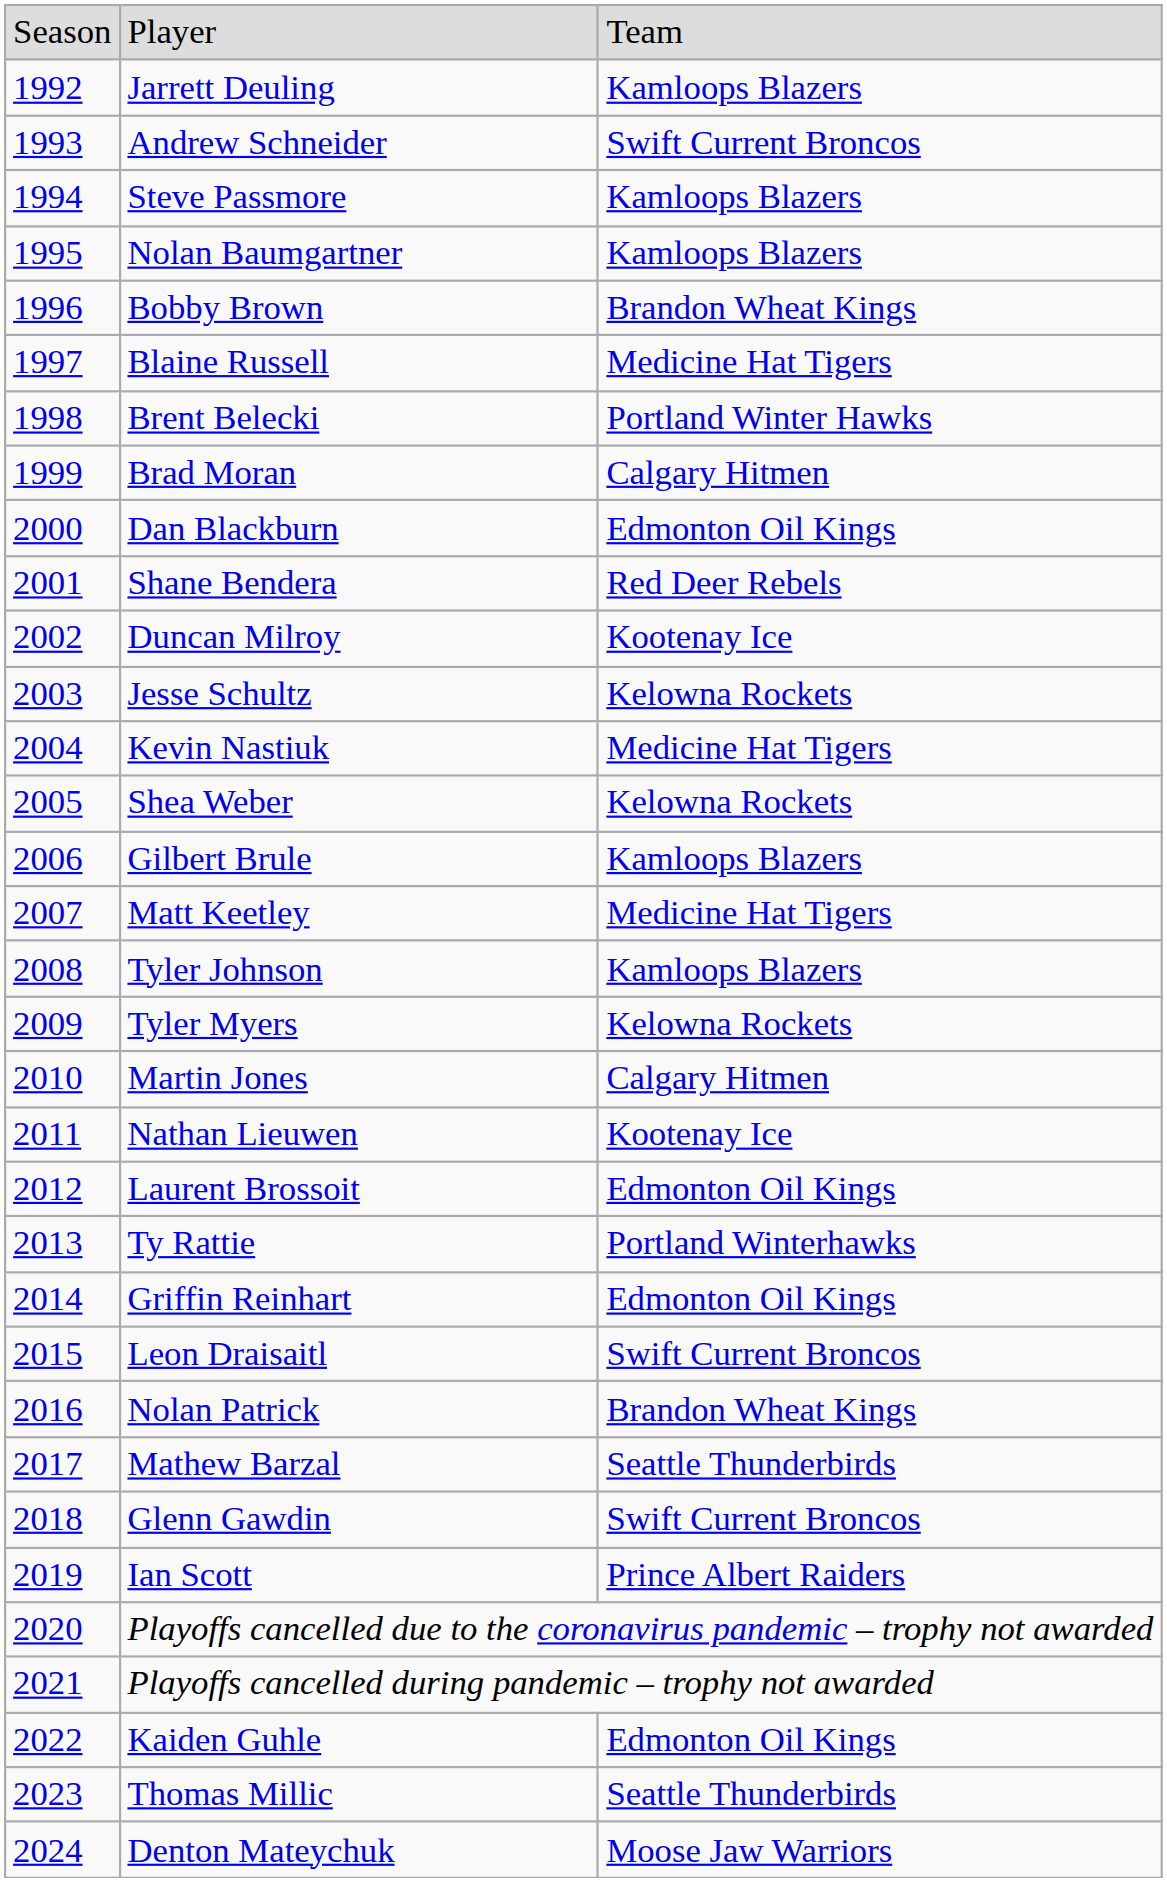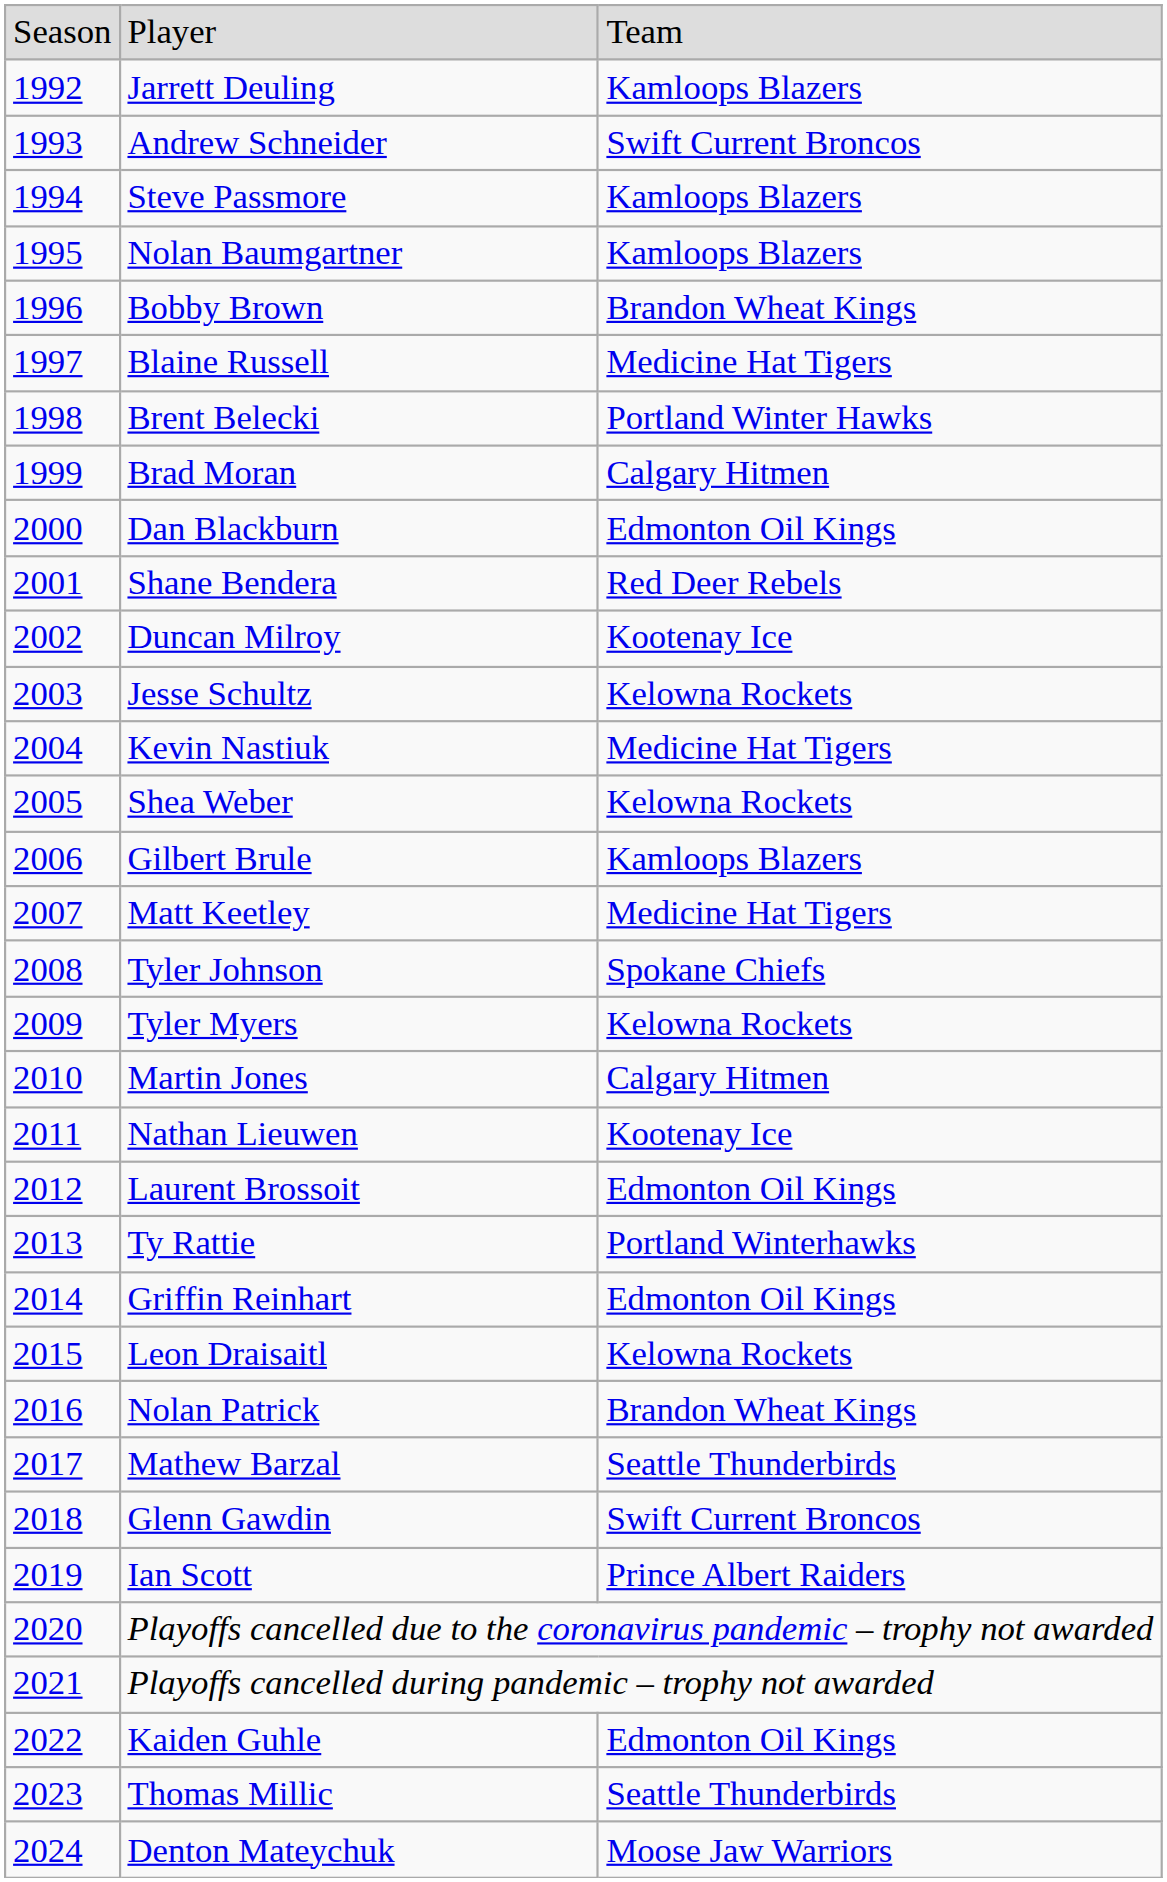(734, 968) Kamloops Blazers -> (716, 968) Spokane Chiefs
(764, 1353) Swift Current Broncos -> (729, 1353) Kelowna Rockets
